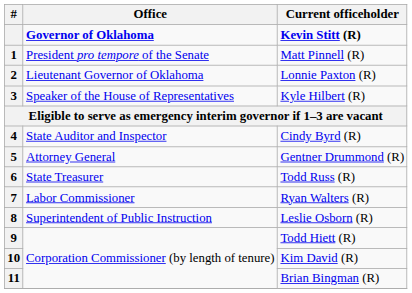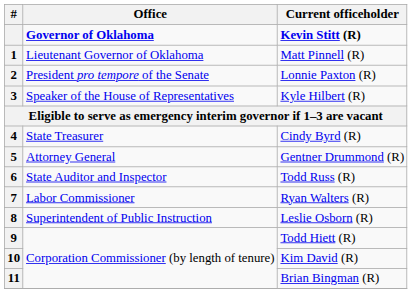(117, 55) President pro tempore of the Senate -> (115, 55) Lieutenant Governor of Oklahoma
(115, 75) Lieutenant Governor of Oklahoma -> (117, 75) President pro tempore of the Senate
(96, 136) State Auditor and Inspector -> (65, 136) State Treasurer
(65, 177) State Treasurer -> (96, 177) State Auditor and Inspector
